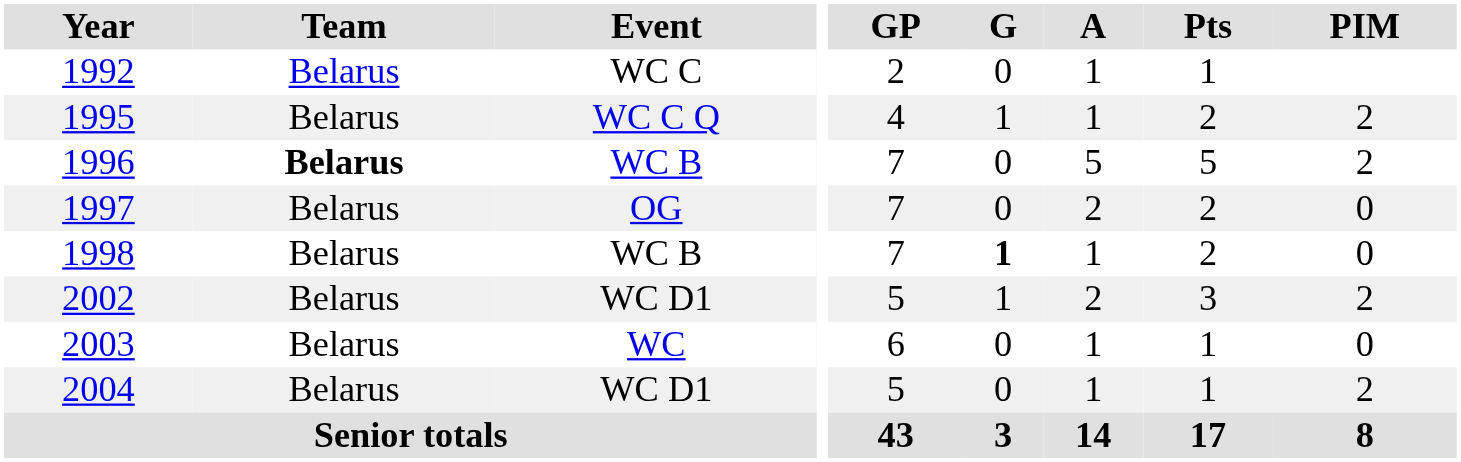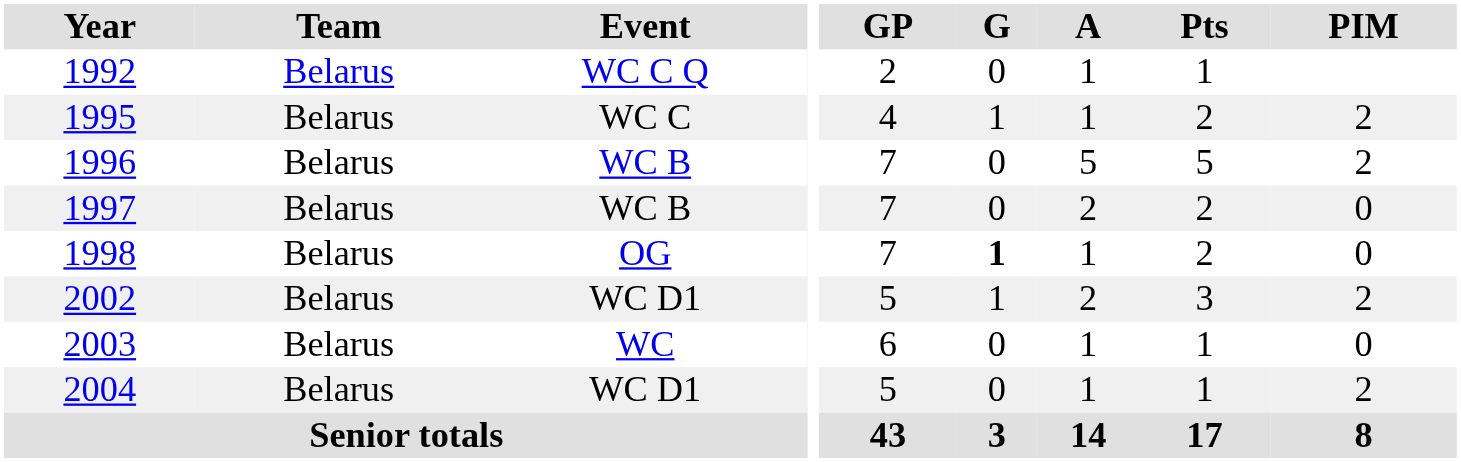(656, 71) WC C -> (645, 71) WC C Q
(656, 116) WC C Q -> (645, 116) WC C
(344, 162) bold -> (339, 162) normal
(656, 207) OG -> (645, 207) WC B
(656, 253) WC B -> (645, 253) OG
